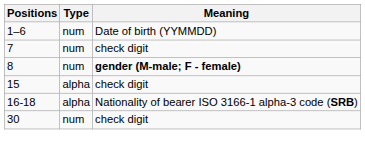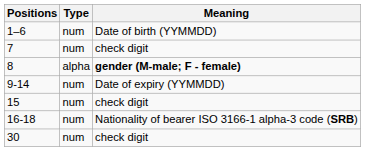(73, 66) num -> (76, 66) alpha
+ row: (18, 84)
(76, 84) alpha -> (73, 102) num
(76, 102) alpha -> (73, 119) num
